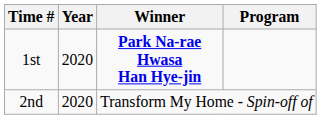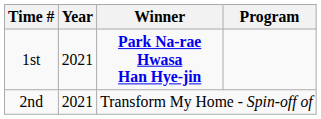(77, 59) 2020 -> (77, 59) 2021
(77, 101) 2020 -> (77, 101) 2021
